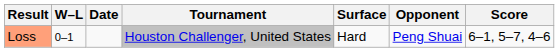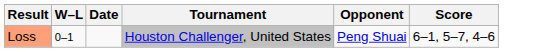- column: (362, 15)
